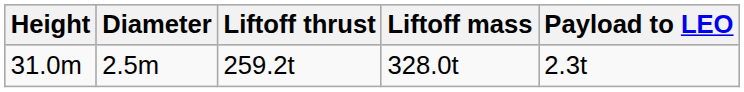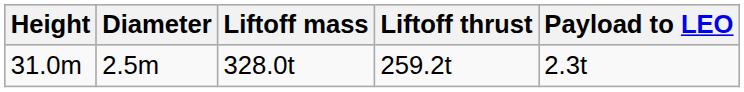columns swapped: (460, 24) <-> (300, 24)
